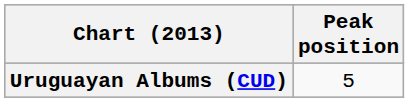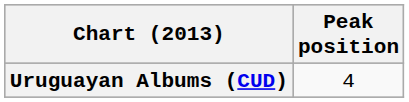(348, 81) 5 -> (348, 81) 4
